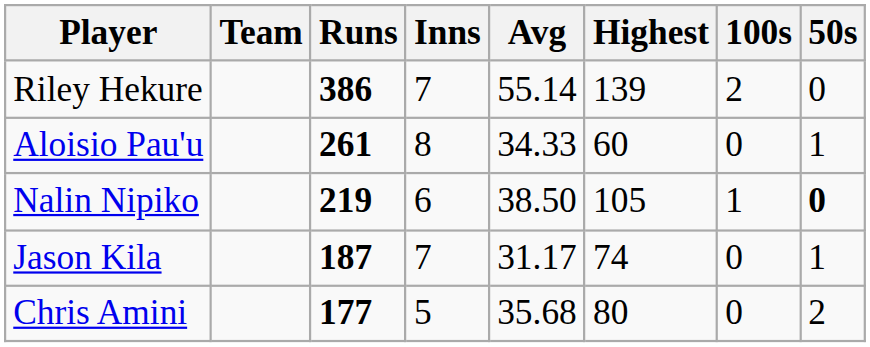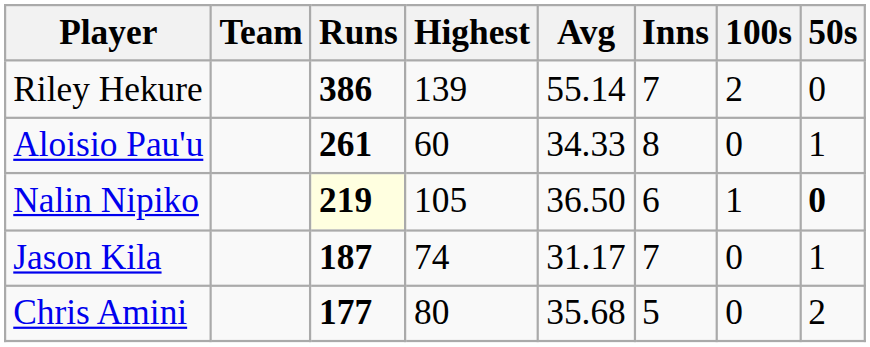columns swapped: (447, 32) <-> (651, 32)
(346, 200) no background -> (346, 200) lightyellow background
(537, 200) 38.50 -> (586, 200) 36.50
